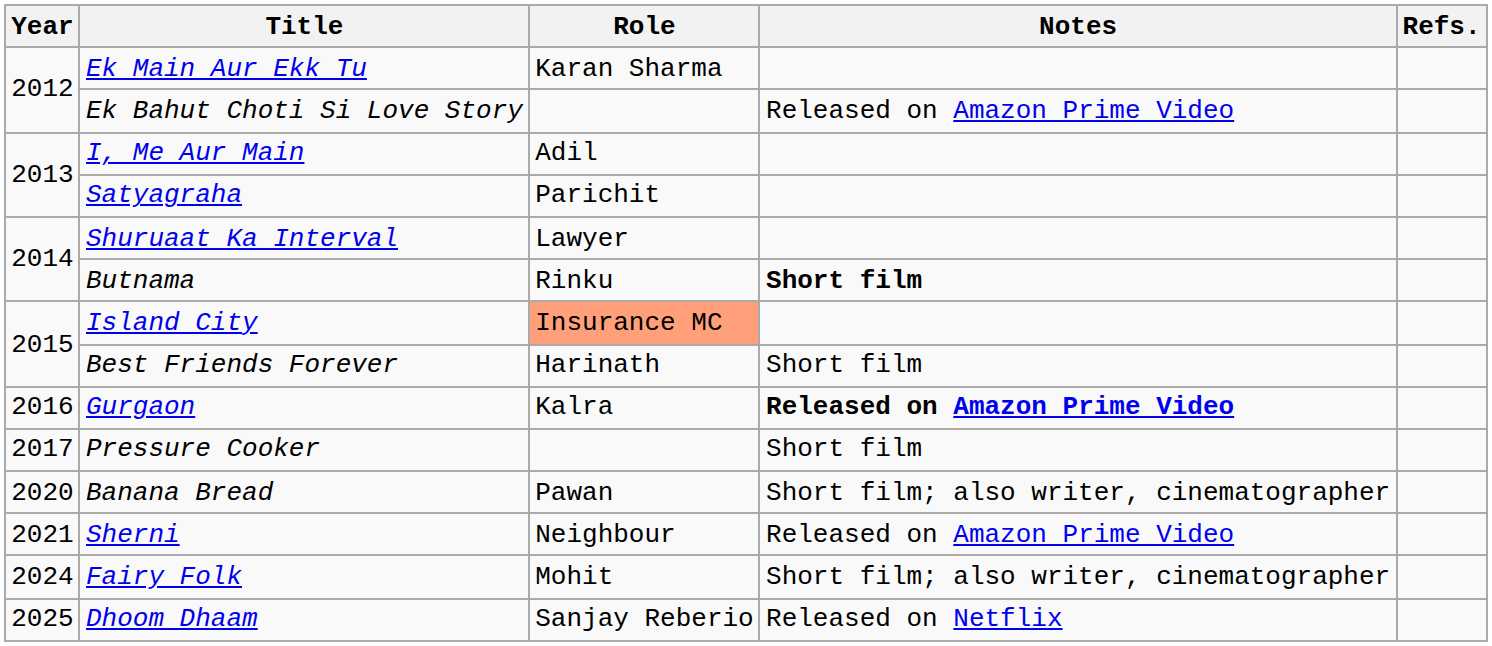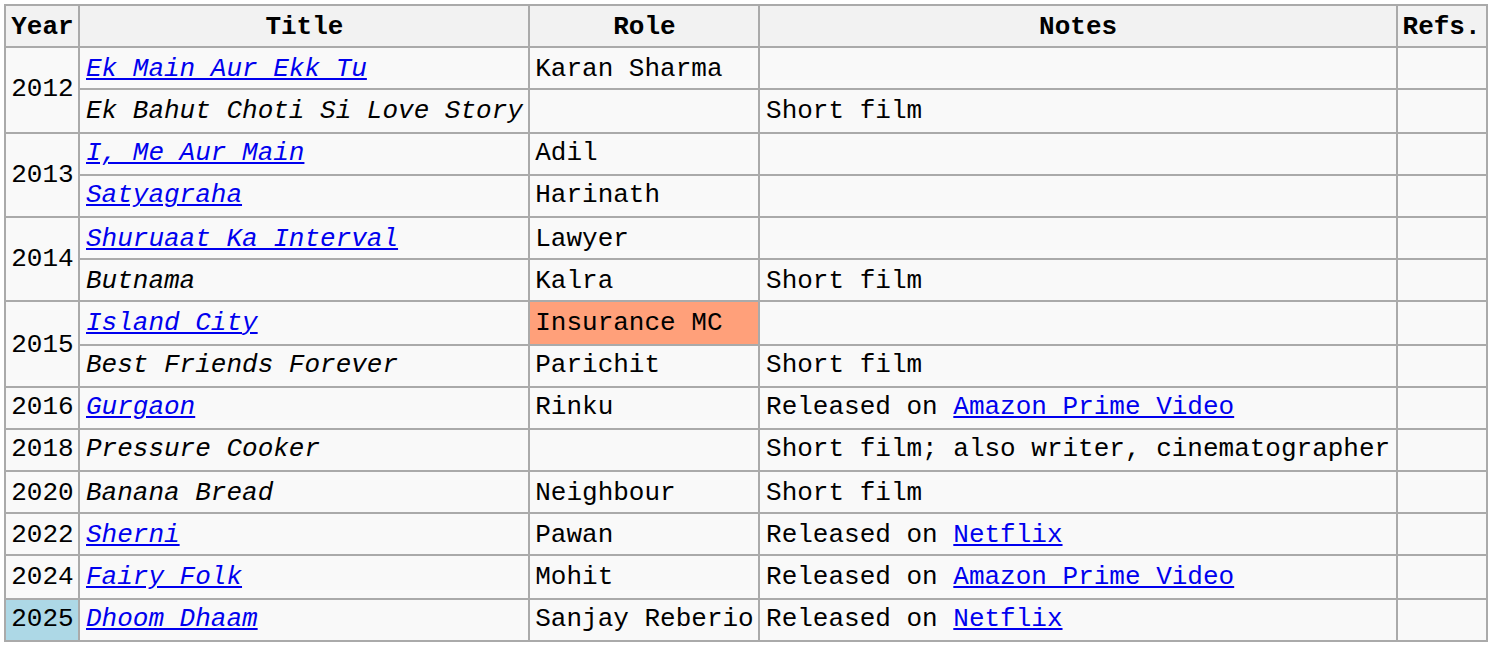(1000, 111) Released on Amazon Prime Video -> (844, 111) Short film
(598, 196) Parichit -> (598, 196) Harinath
(574, 280) Rinku -> (574, 280) Kalra
(844, 280) bold -> (844, 280) normal
(598, 365) Harinath -> (598, 365) Parichit
(574, 408) Kalra -> (574, 408) Rinku
(1000, 408) bold -> (1000, 408) normal
(42, 450) 2017 -> (42, 450) 2018
(844, 450) Short film -> (1078, 450) Short film; also writer, cinematographer
(574, 492) Pawan -> (605, 492) Neighbour
(1078, 492) Short film; also writer, cinematographer -> (844, 492) Short film
(42, 535) 2021 -> (42, 535) 2022
(605, 535) Neighbour -> (574, 535) Pawan
(1000, 535) Released on Amazon Prime Video -> (914, 535) Released on Netflix
(1078, 577) Short film; also writer, cinematographer -> (1000, 577) Released on Amazon Prime Video
(42, 619) no background -> (42, 619) lightblue background
